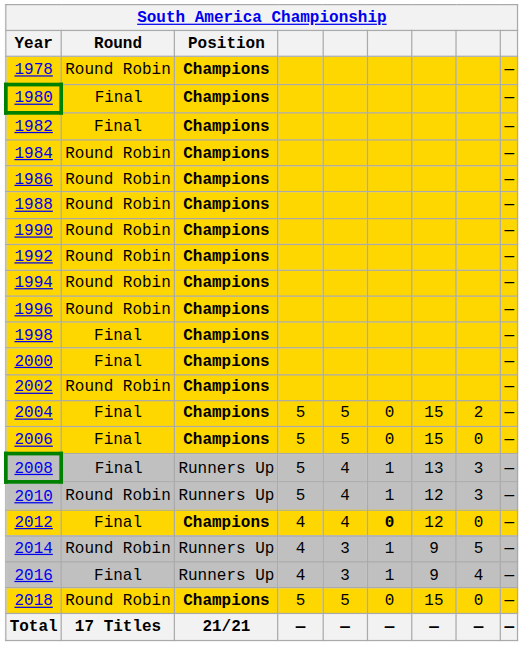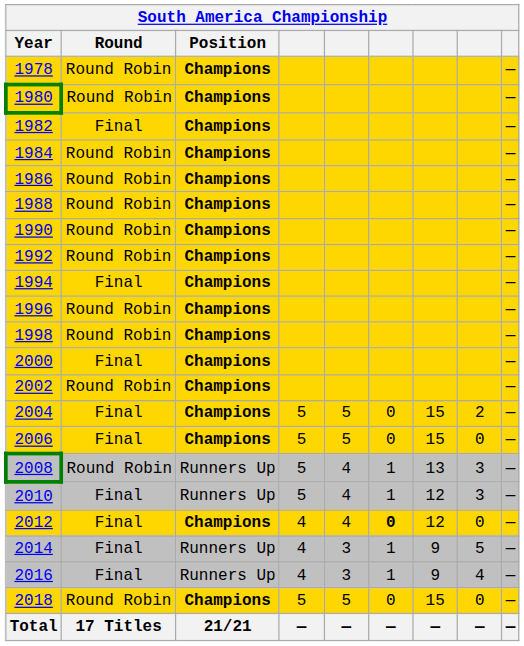(119, 98) Final -> (119, 98) Round Robin
(118, 283) Round Robin -> (119, 283) Final
(118, 335) Final -> (119, 335) Round Robin
(119, 468) Final -> (119, 468) Round Robin
(118, 496) Round Robin -> (119, 496) Final
(118, 549) Round Robin -> (119, 549) Final
